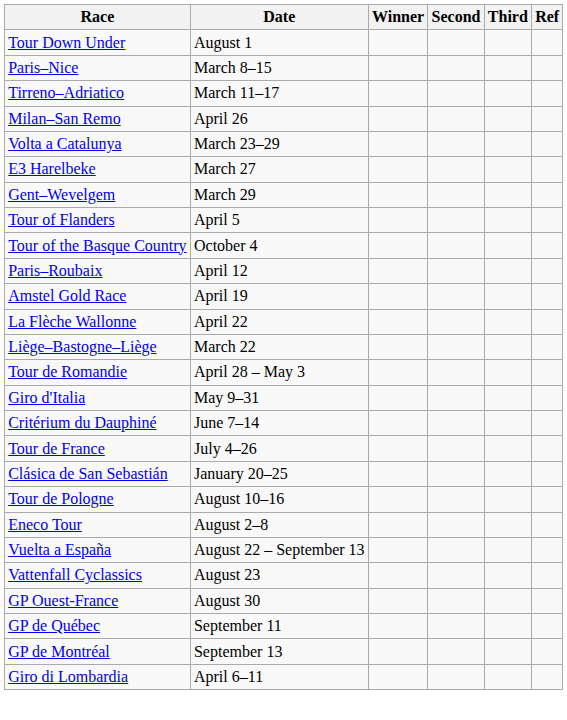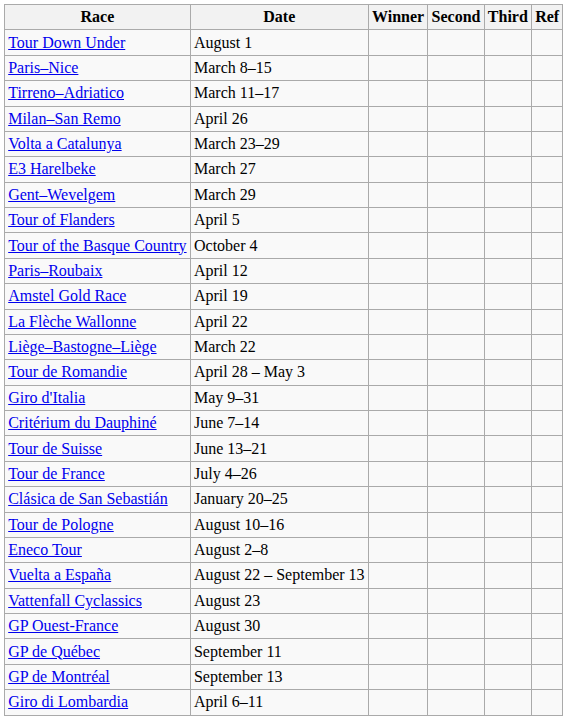+ row: (55, 448)
